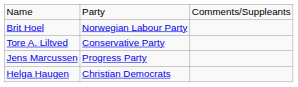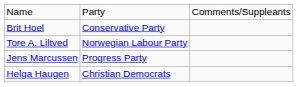(135, 27) Norwegian Labour Party -> (123, 27) Conservative Party
(123, 43) Conservative Party -> (135, 43) Norwegian Labour Party
